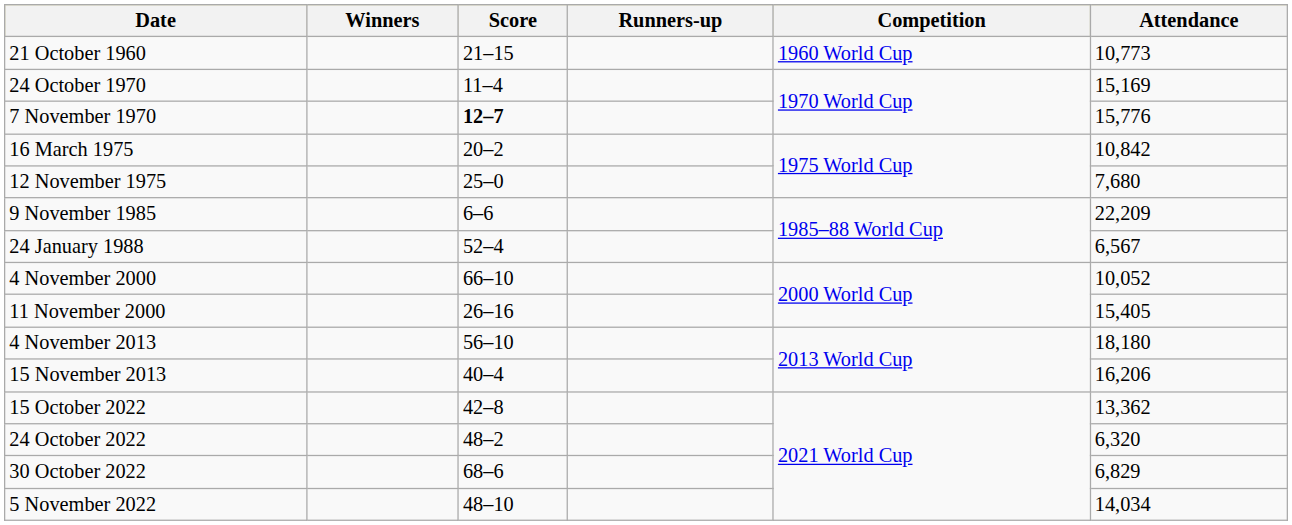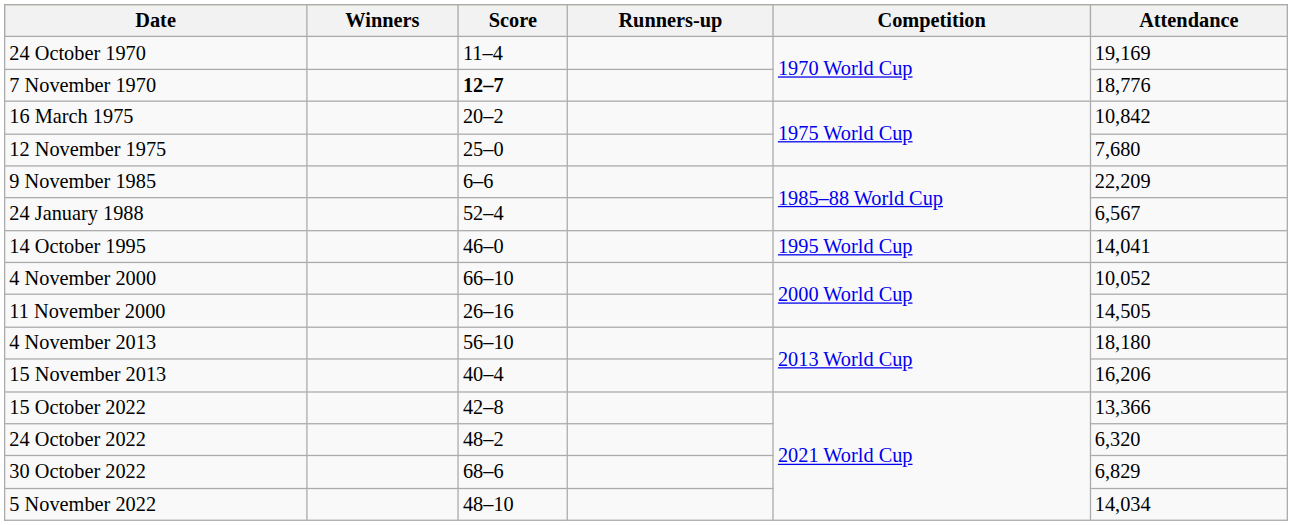- row: (78, 52)
(1123, 85) 15,169 -> (1123, 52) 19,169
(1123, 117) 15,776 -> (1123, 85) 18,776
+ row: (78, 246)
(1123, 310) 15,405 -> (1123, 310) 14,505
(1123, 407) 13,362 -> (1123, 407) 13,366
